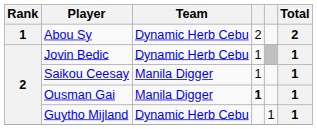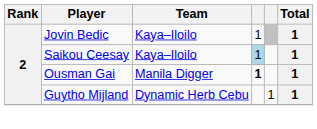- row: (68, 34)
(192, 54) Dynamic Herb Cebu -> (166, 34) Kaya–Iloilo
(174, 74) Manila Digger -> (166, 54) Kaya–Iloilo
(258, 74) no background -> (258, 54) lightblue background
